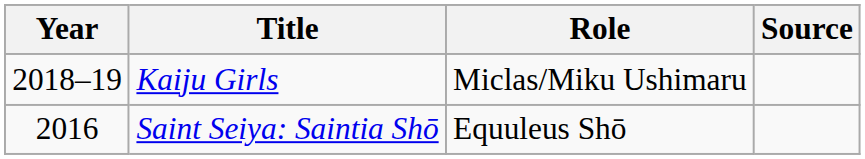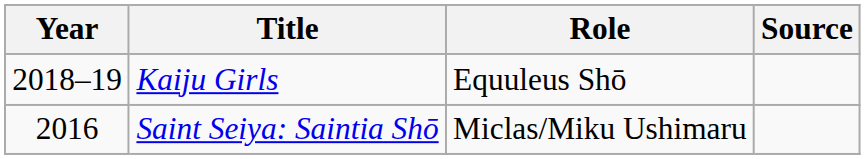(600, 79) Miclas/Miku Ushimaru -> (540, 79) Equuleus Shō
(540, 128) Equuleus Shō -> (600, 128) Miclas/Miku Ushimaru
